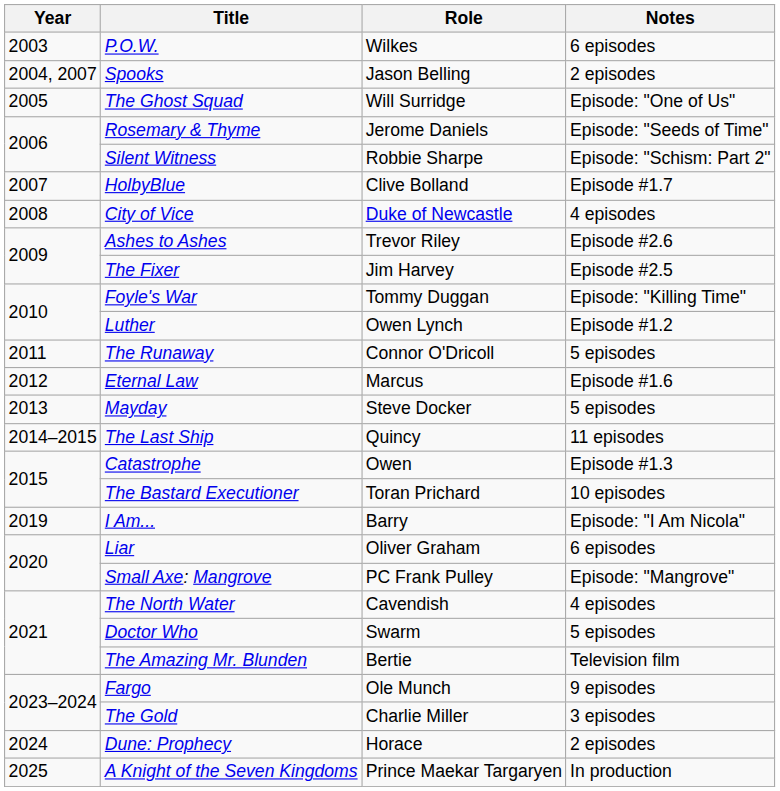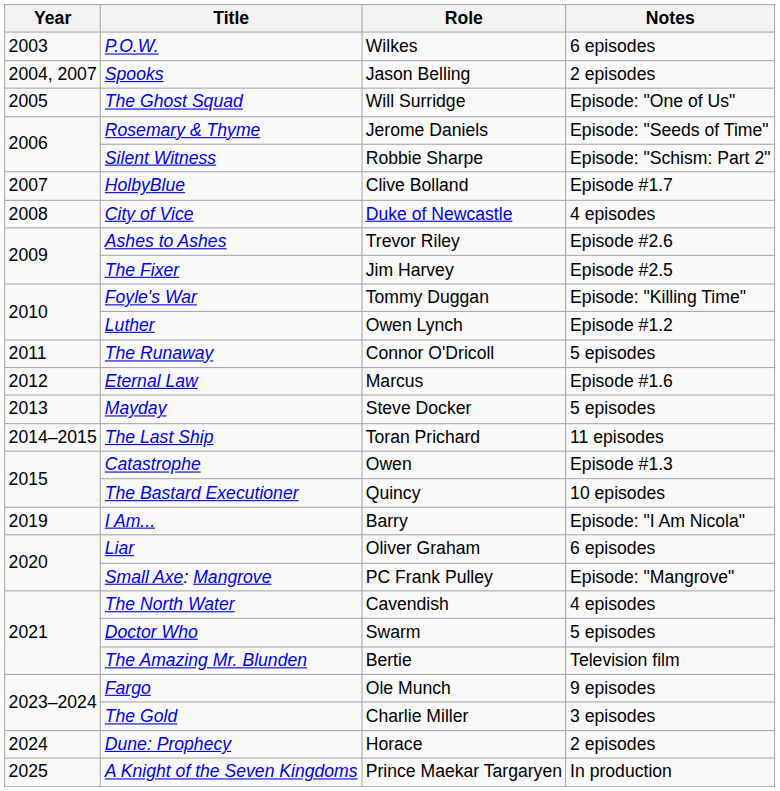(393, 437) Quincy -> (423, 437) Toran Prichard
(423, 492) Toran Prichard -> (393, 492) Quincy
